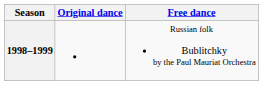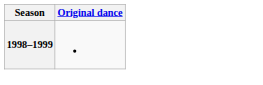- column: (192, 12)
